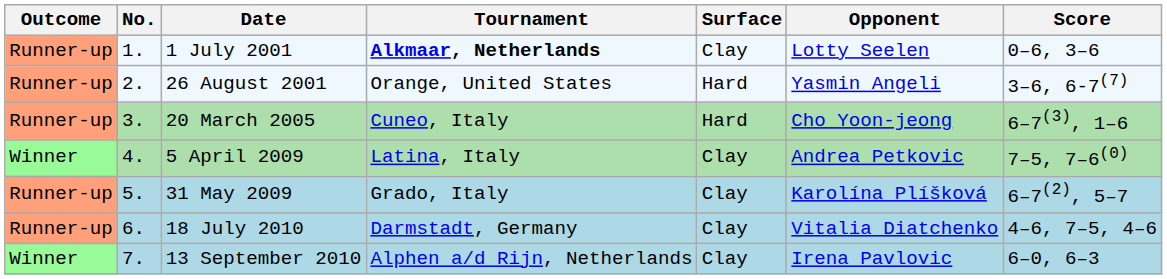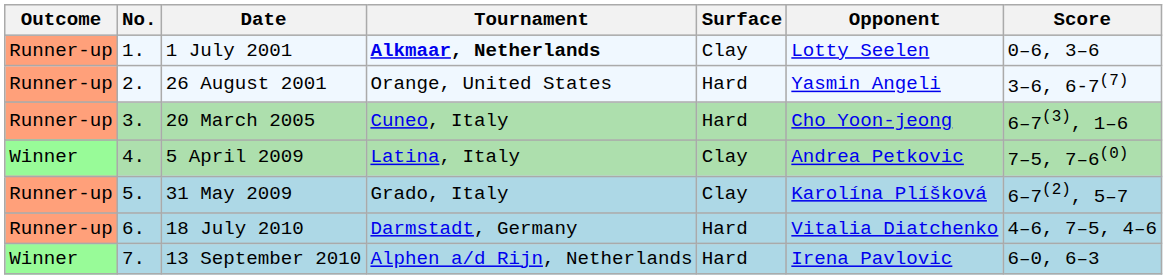(725, 228) Clay -> (725, 228) Hard
(725, 258) Clay -> (725, 258) Hard
